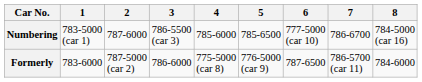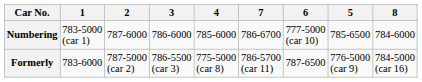columns swapped: (261, 12) <-> (350, 12)
(172, 35) 786-5500 (car 3) -> (172, 35) 786-6000
(395, 35) 784-5000 (car 16) -> (395, 35) 784-6000
(172, 63) 786-6000 -> (172, 63) 786-5500 (car 3)
(395, 63) 784-6000 -> (395, 63) 784-5000 (car 16)
